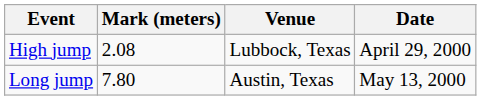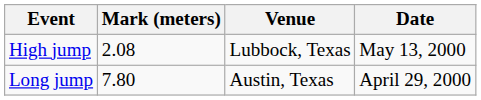(415, 49) April 29, 2000 -> (412, 49) May 13, 2000
(412, 79) May 13, 2000 -> (415, 79) April 29, 2000
